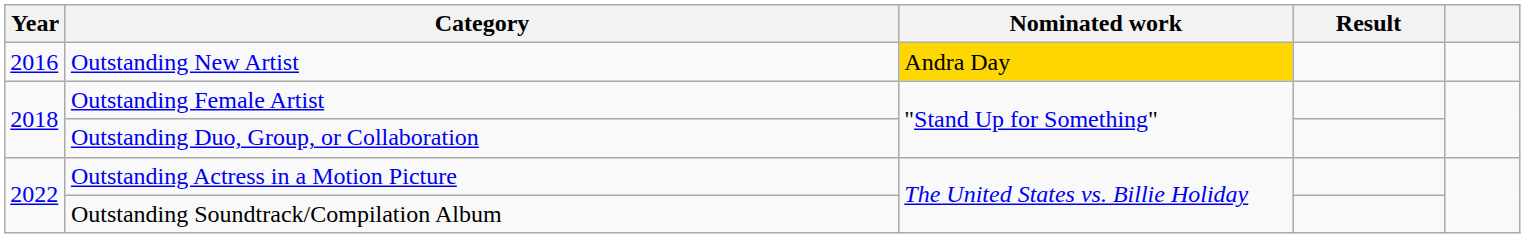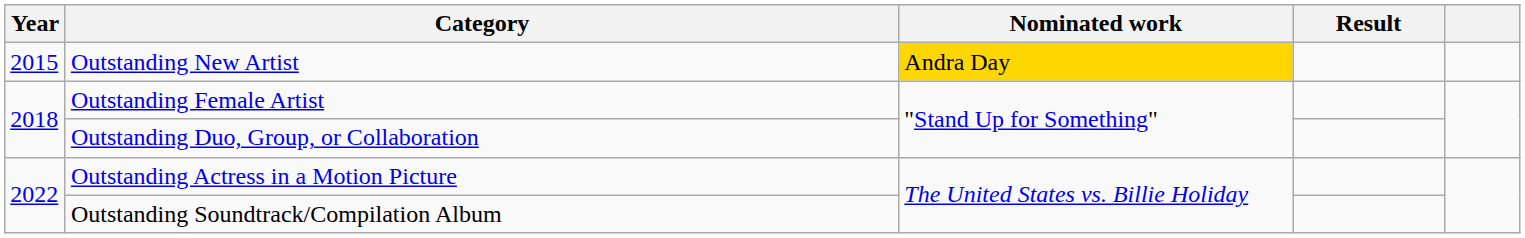(34, 61) 2016 -> (34, 61) 2015
